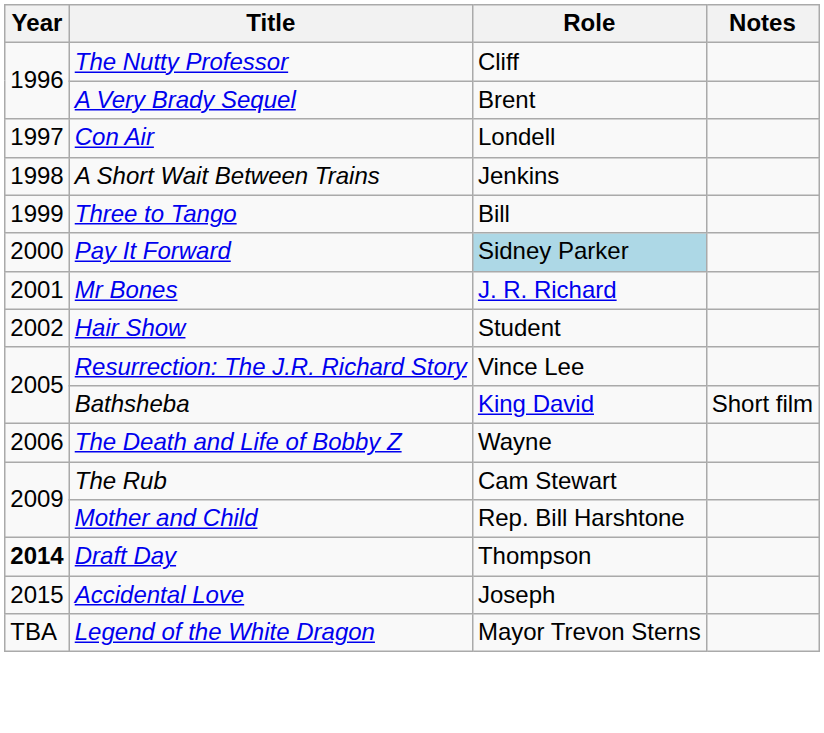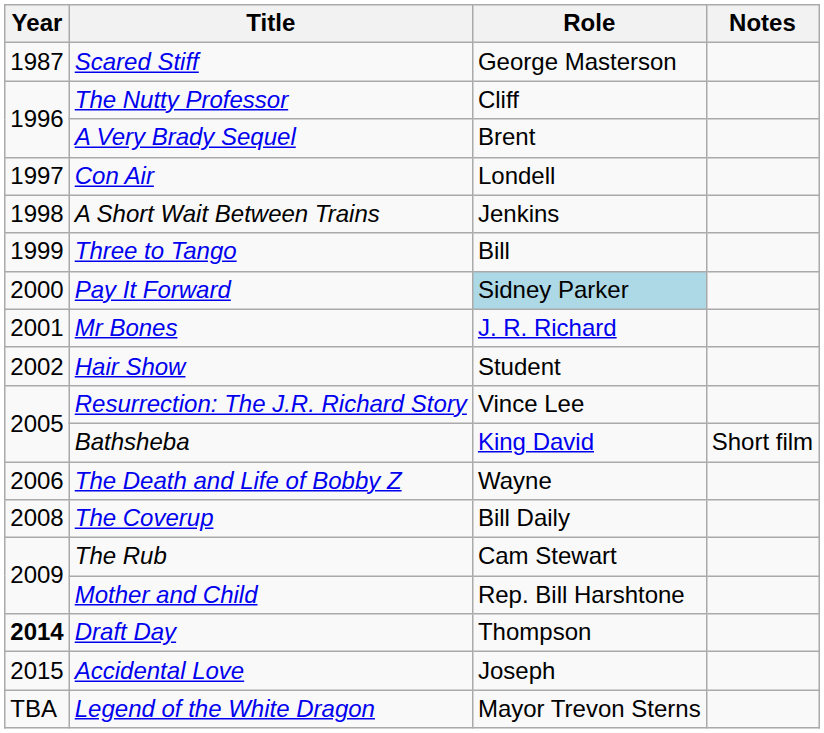+ row: (137, 61)
+ row: (144, 518)
